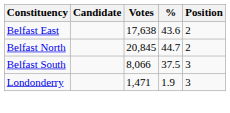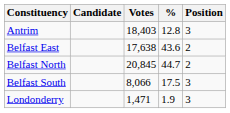+ row: (23, 30)
(171, 64) 37.5 -> (171, 82) 17.5
